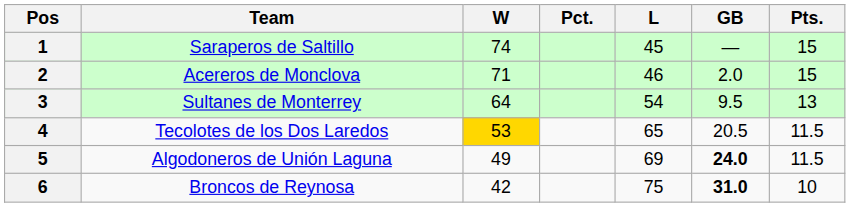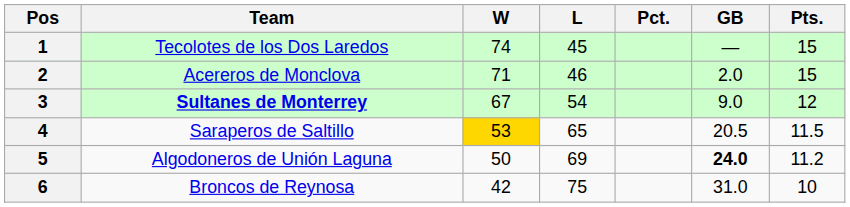columns swapped: (654, 18) <-> (577, 18)
(272, 46) Saraperos de Saltillo -> (272, 46) Tecolotes de los Dos Laredos
(272, 103) normal -> (272, 103) bold
(501, 103) 64 -> (501, 103) 67
(730, 103) 9.5 -> (730, 103) 9.0
(807, 103) 13 -> (807, 103) 12
(272, 131) Tecolotes de los Dos Laredos -> (272, 131) Saraperos de Saltillo
(501, 159) 49 -> (501, 159) 50
(807, 159) 11.5 -> (807, 159) 11.2
(730, 187) bold -> (730, 187) normal
